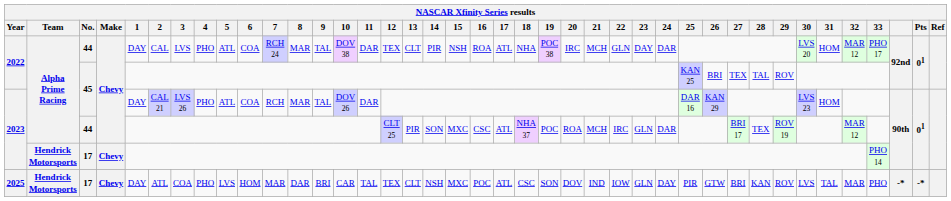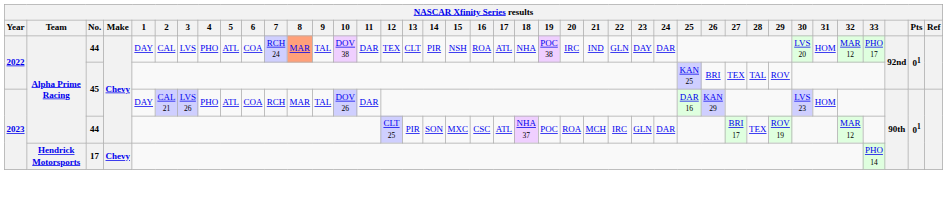(300, 49) no background -> (300, 49) lightsalmon background
(597, 49) MCH -> (596, 49) IND
- row: (16, 183)
